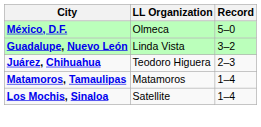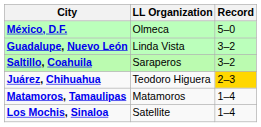+ row: (49, 63)
(226, 63) no background -> (226, 79) gold background
